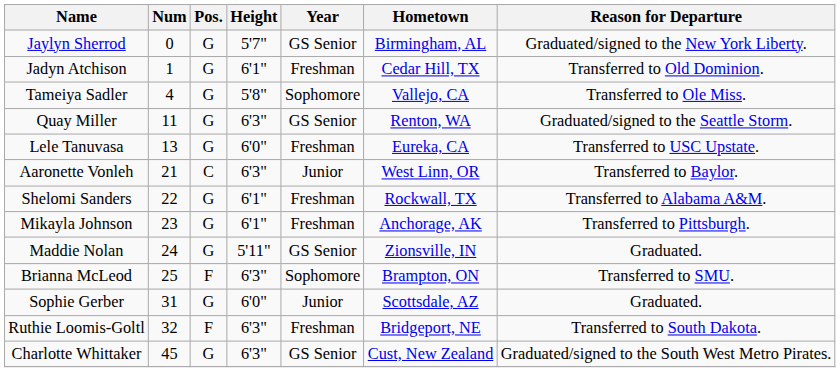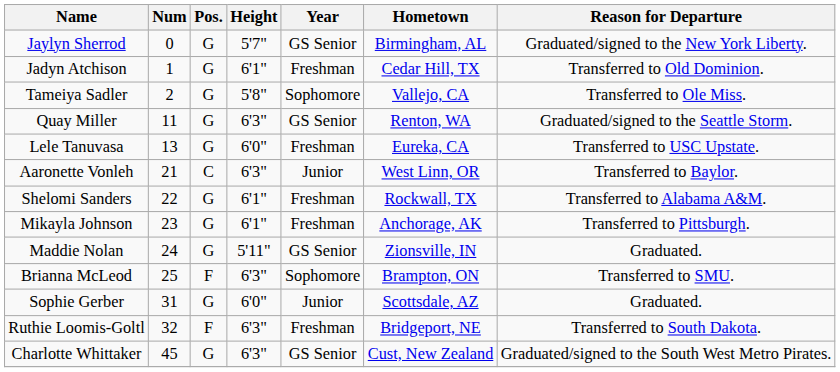(169, 95) 4 -> (169, 95) 2
